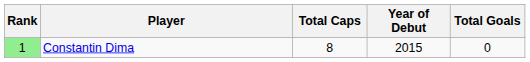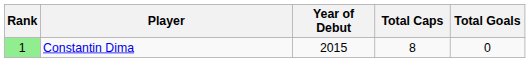columns swapped: (409, 21) <-> (330, 21)
